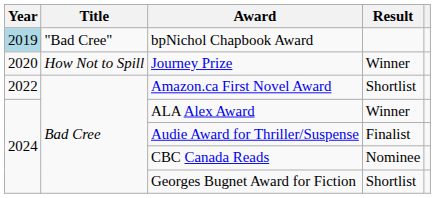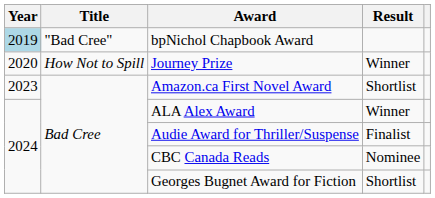(23, 87) 2022 -> (23, 87) 2023
